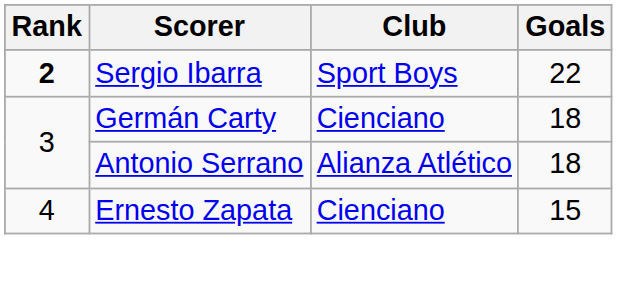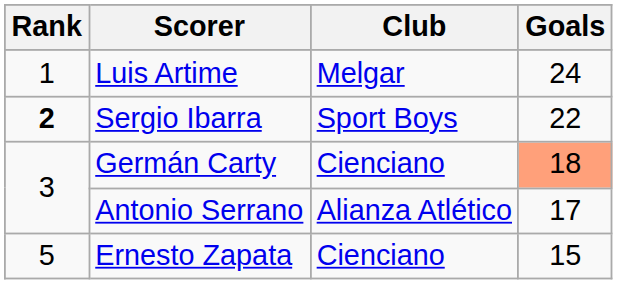+ row: (166, 73)
(565, 118) no background -> (565, 164) lightsalmon background
(565, 164) 18 -> (565, 210) 17
(47, 210) 4 -> (47, 255) 5
